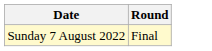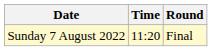+ column: (146, 14)
